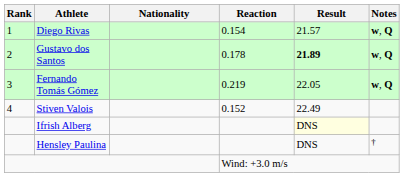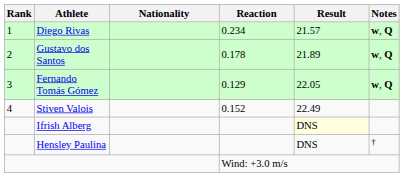(233, 31) 0.154 -> (233, 31) 0.234
(308, 54) bold -> (308, 54) normal
(233, 84) 0.219 -> (233, 84) 0.129
